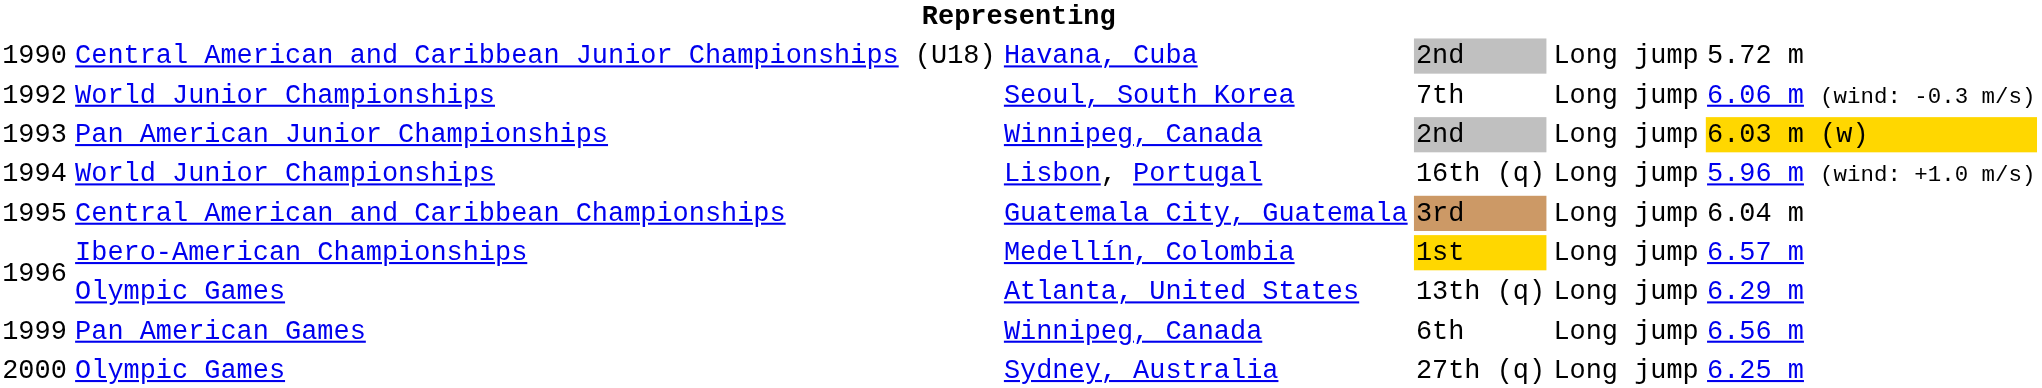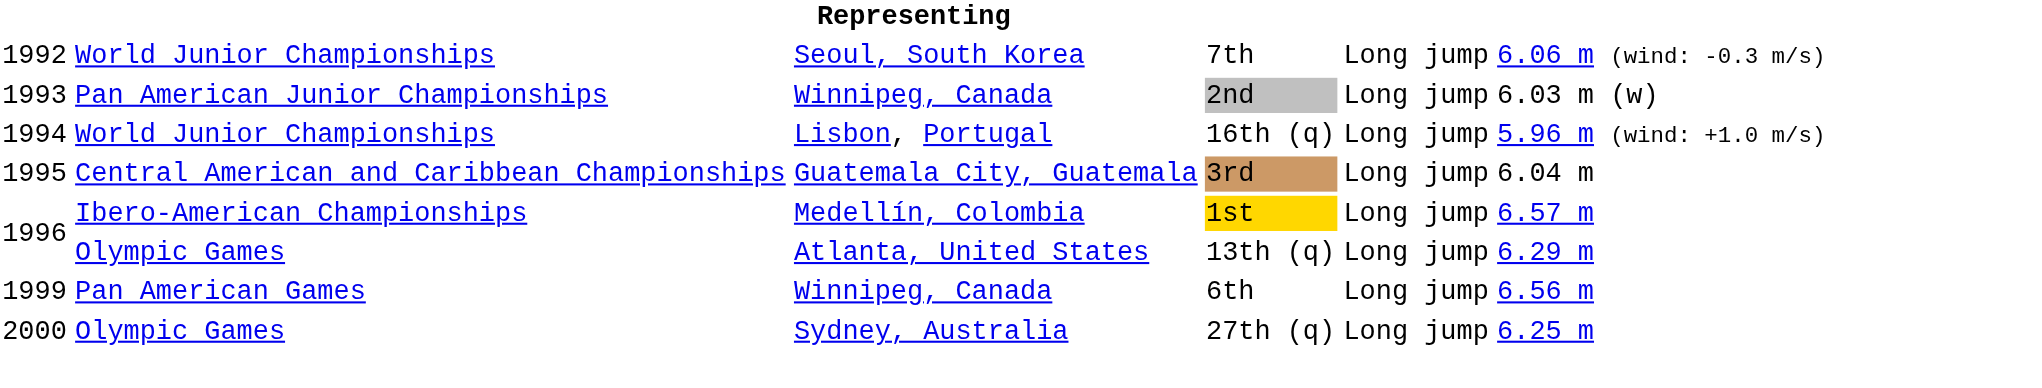- row: (35, 56)
(1788, 135) gold background -> (1578, 95) no background
